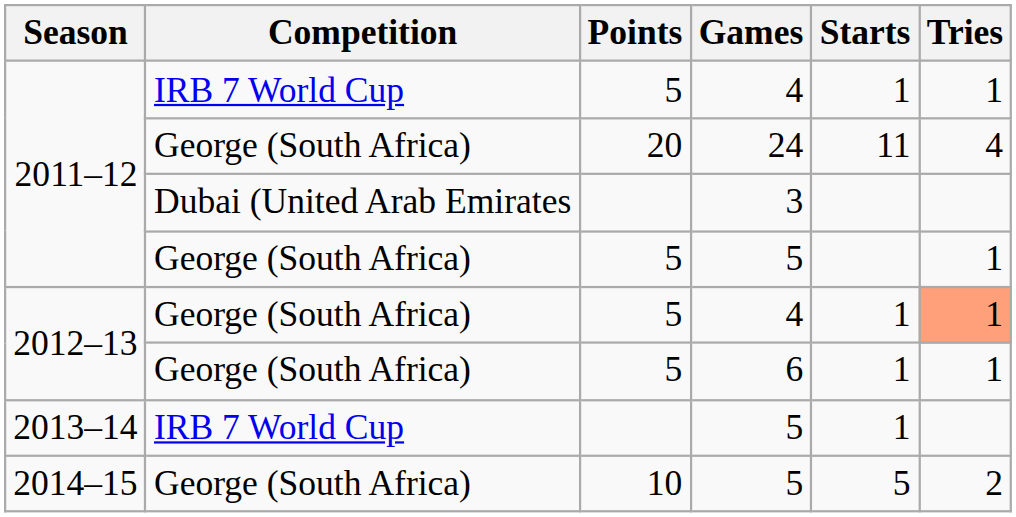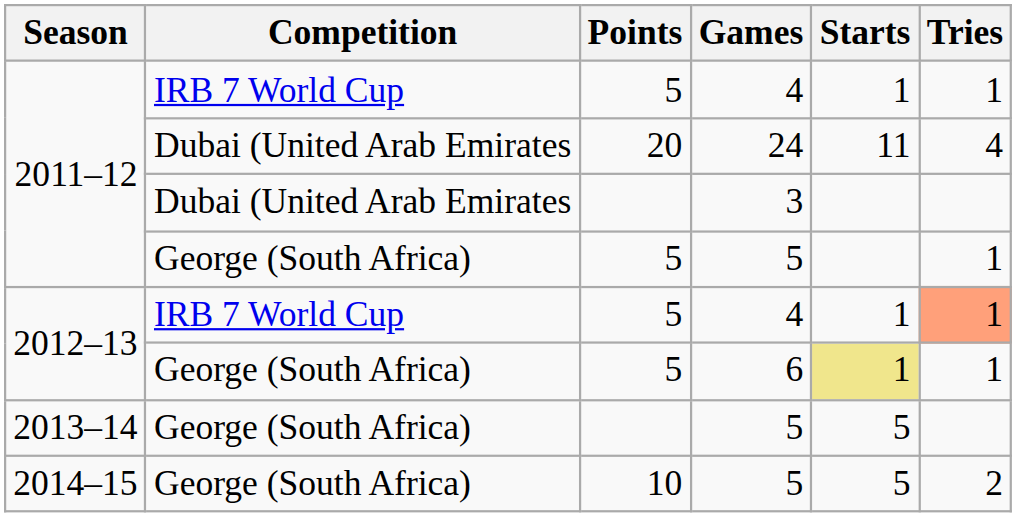(312, 145) George (South Africa) -> (363, 145) Dubai (United Arab Emirates
(312, 314) George (South Africa) -> (279, 314) IRB 7 World Cup
(902, 370) no background -> (902, 370) khaki background
(279, 426) IRB 7 World Cup -> (312, 426) George (South Africa)
(902, 426) 1 -> (902, 426) 5
